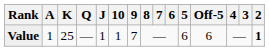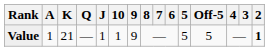(67, 35) 25 -> (67, 35) 21
(134, 35) 7 -> (134, 35) 9
(184, 35) 6 -> (184, 35) 5
(209, 35) 6 -> (209, 35) 5
